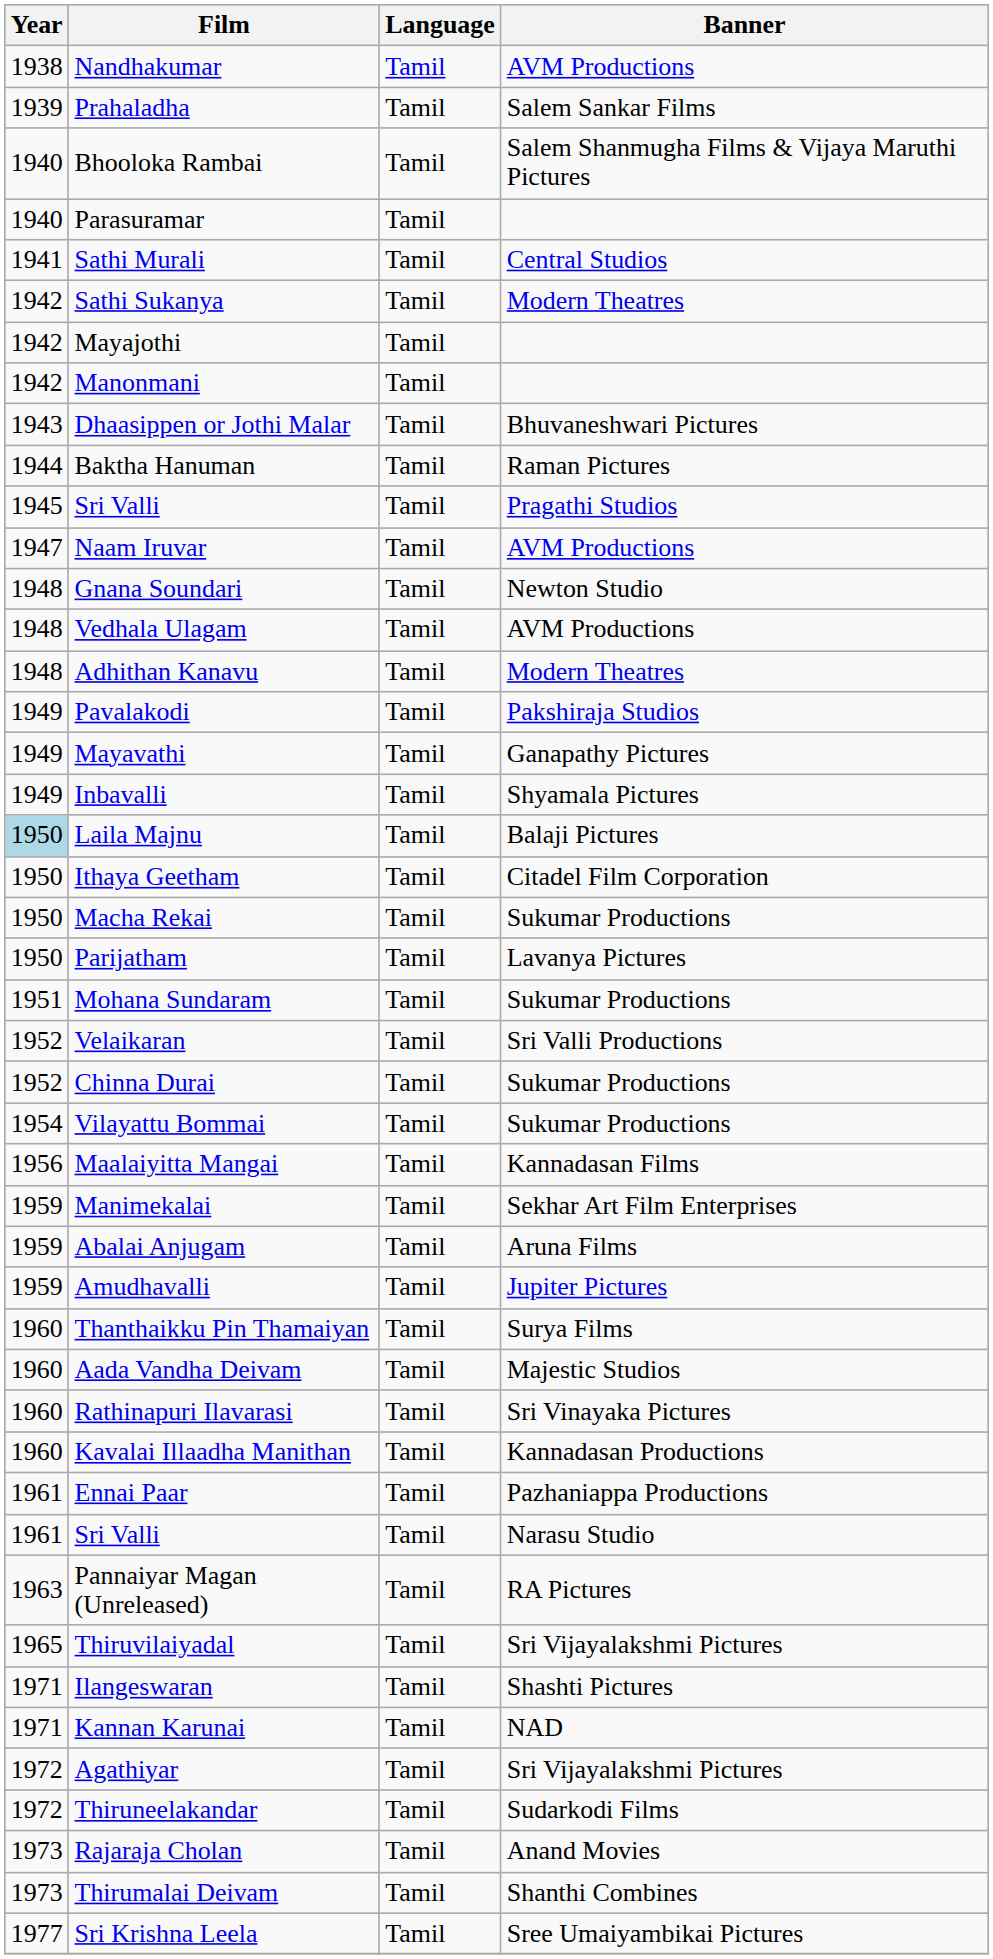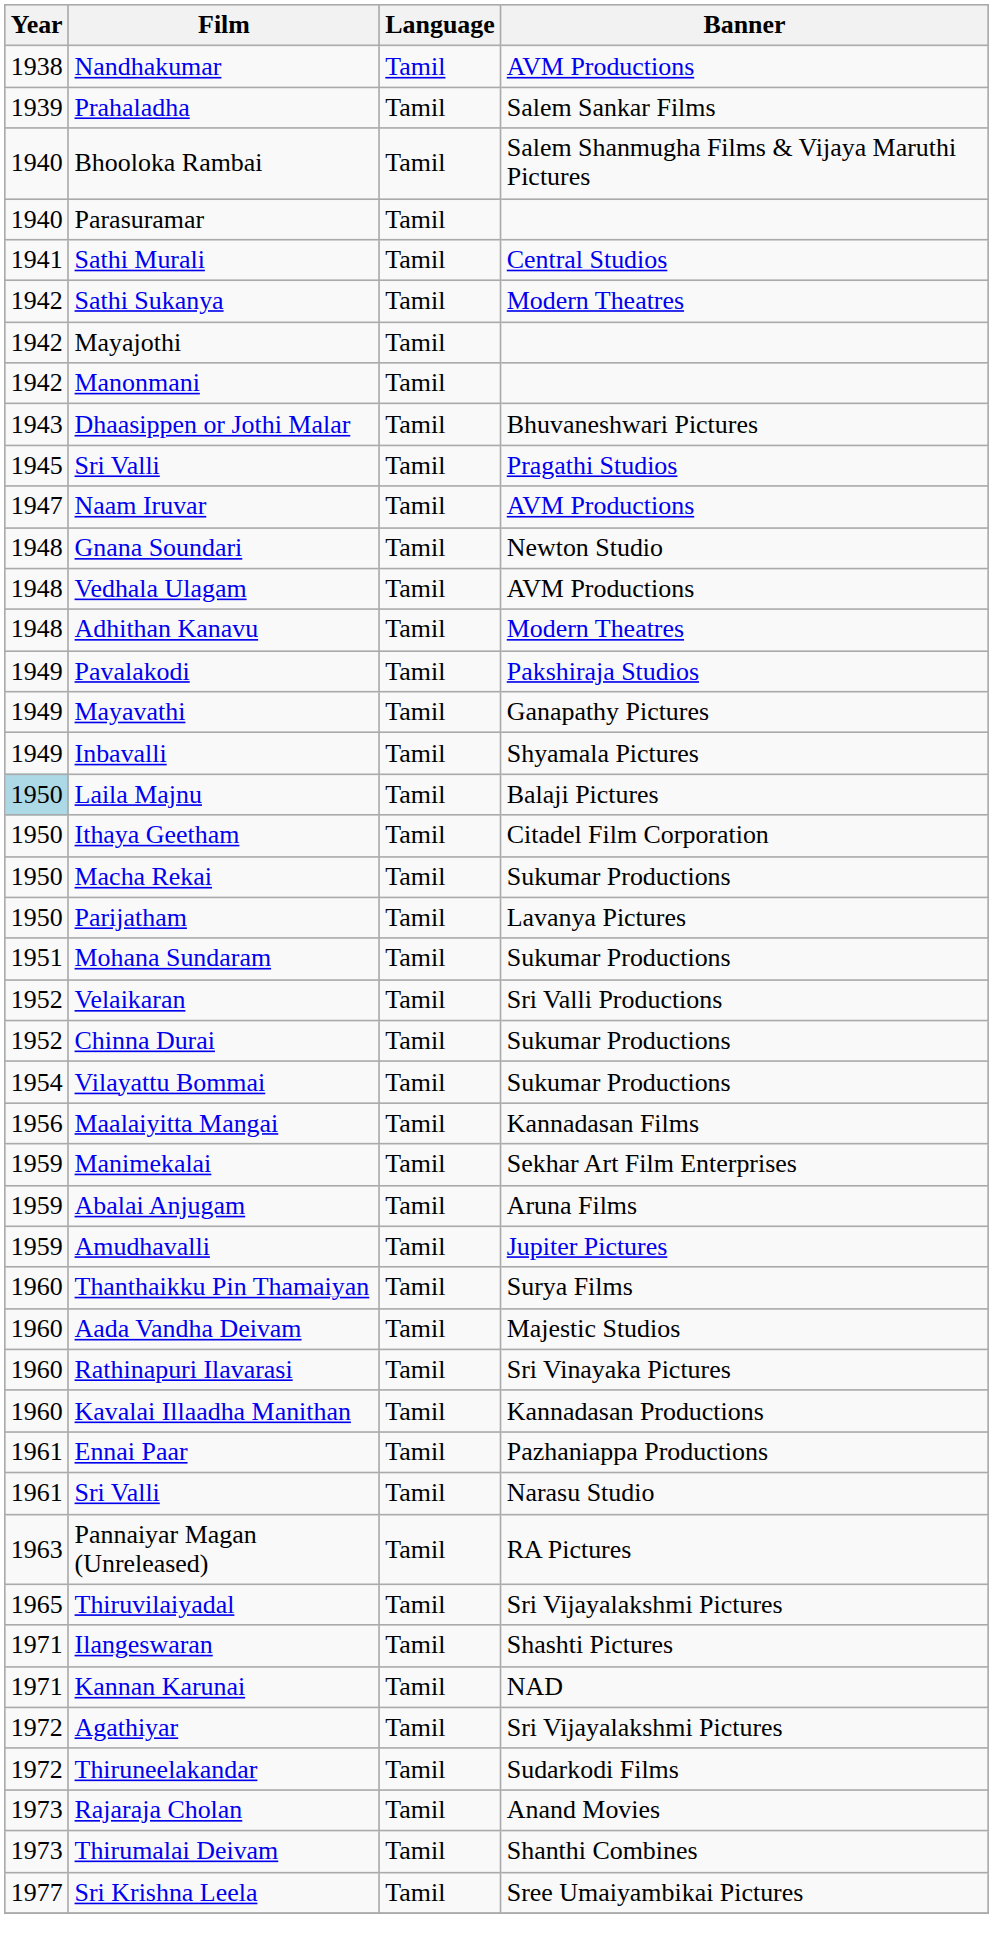- row: (165, 465)
